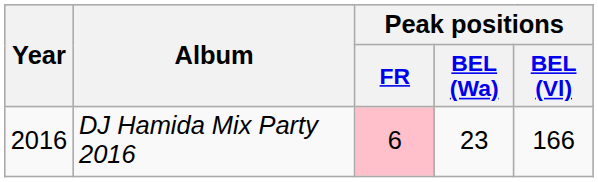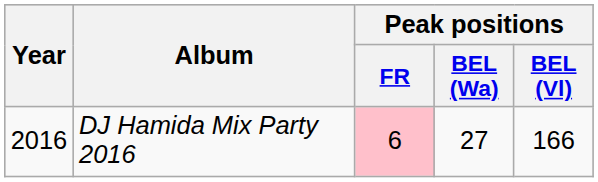(474, 140) 23 -> (474, 140) 27
